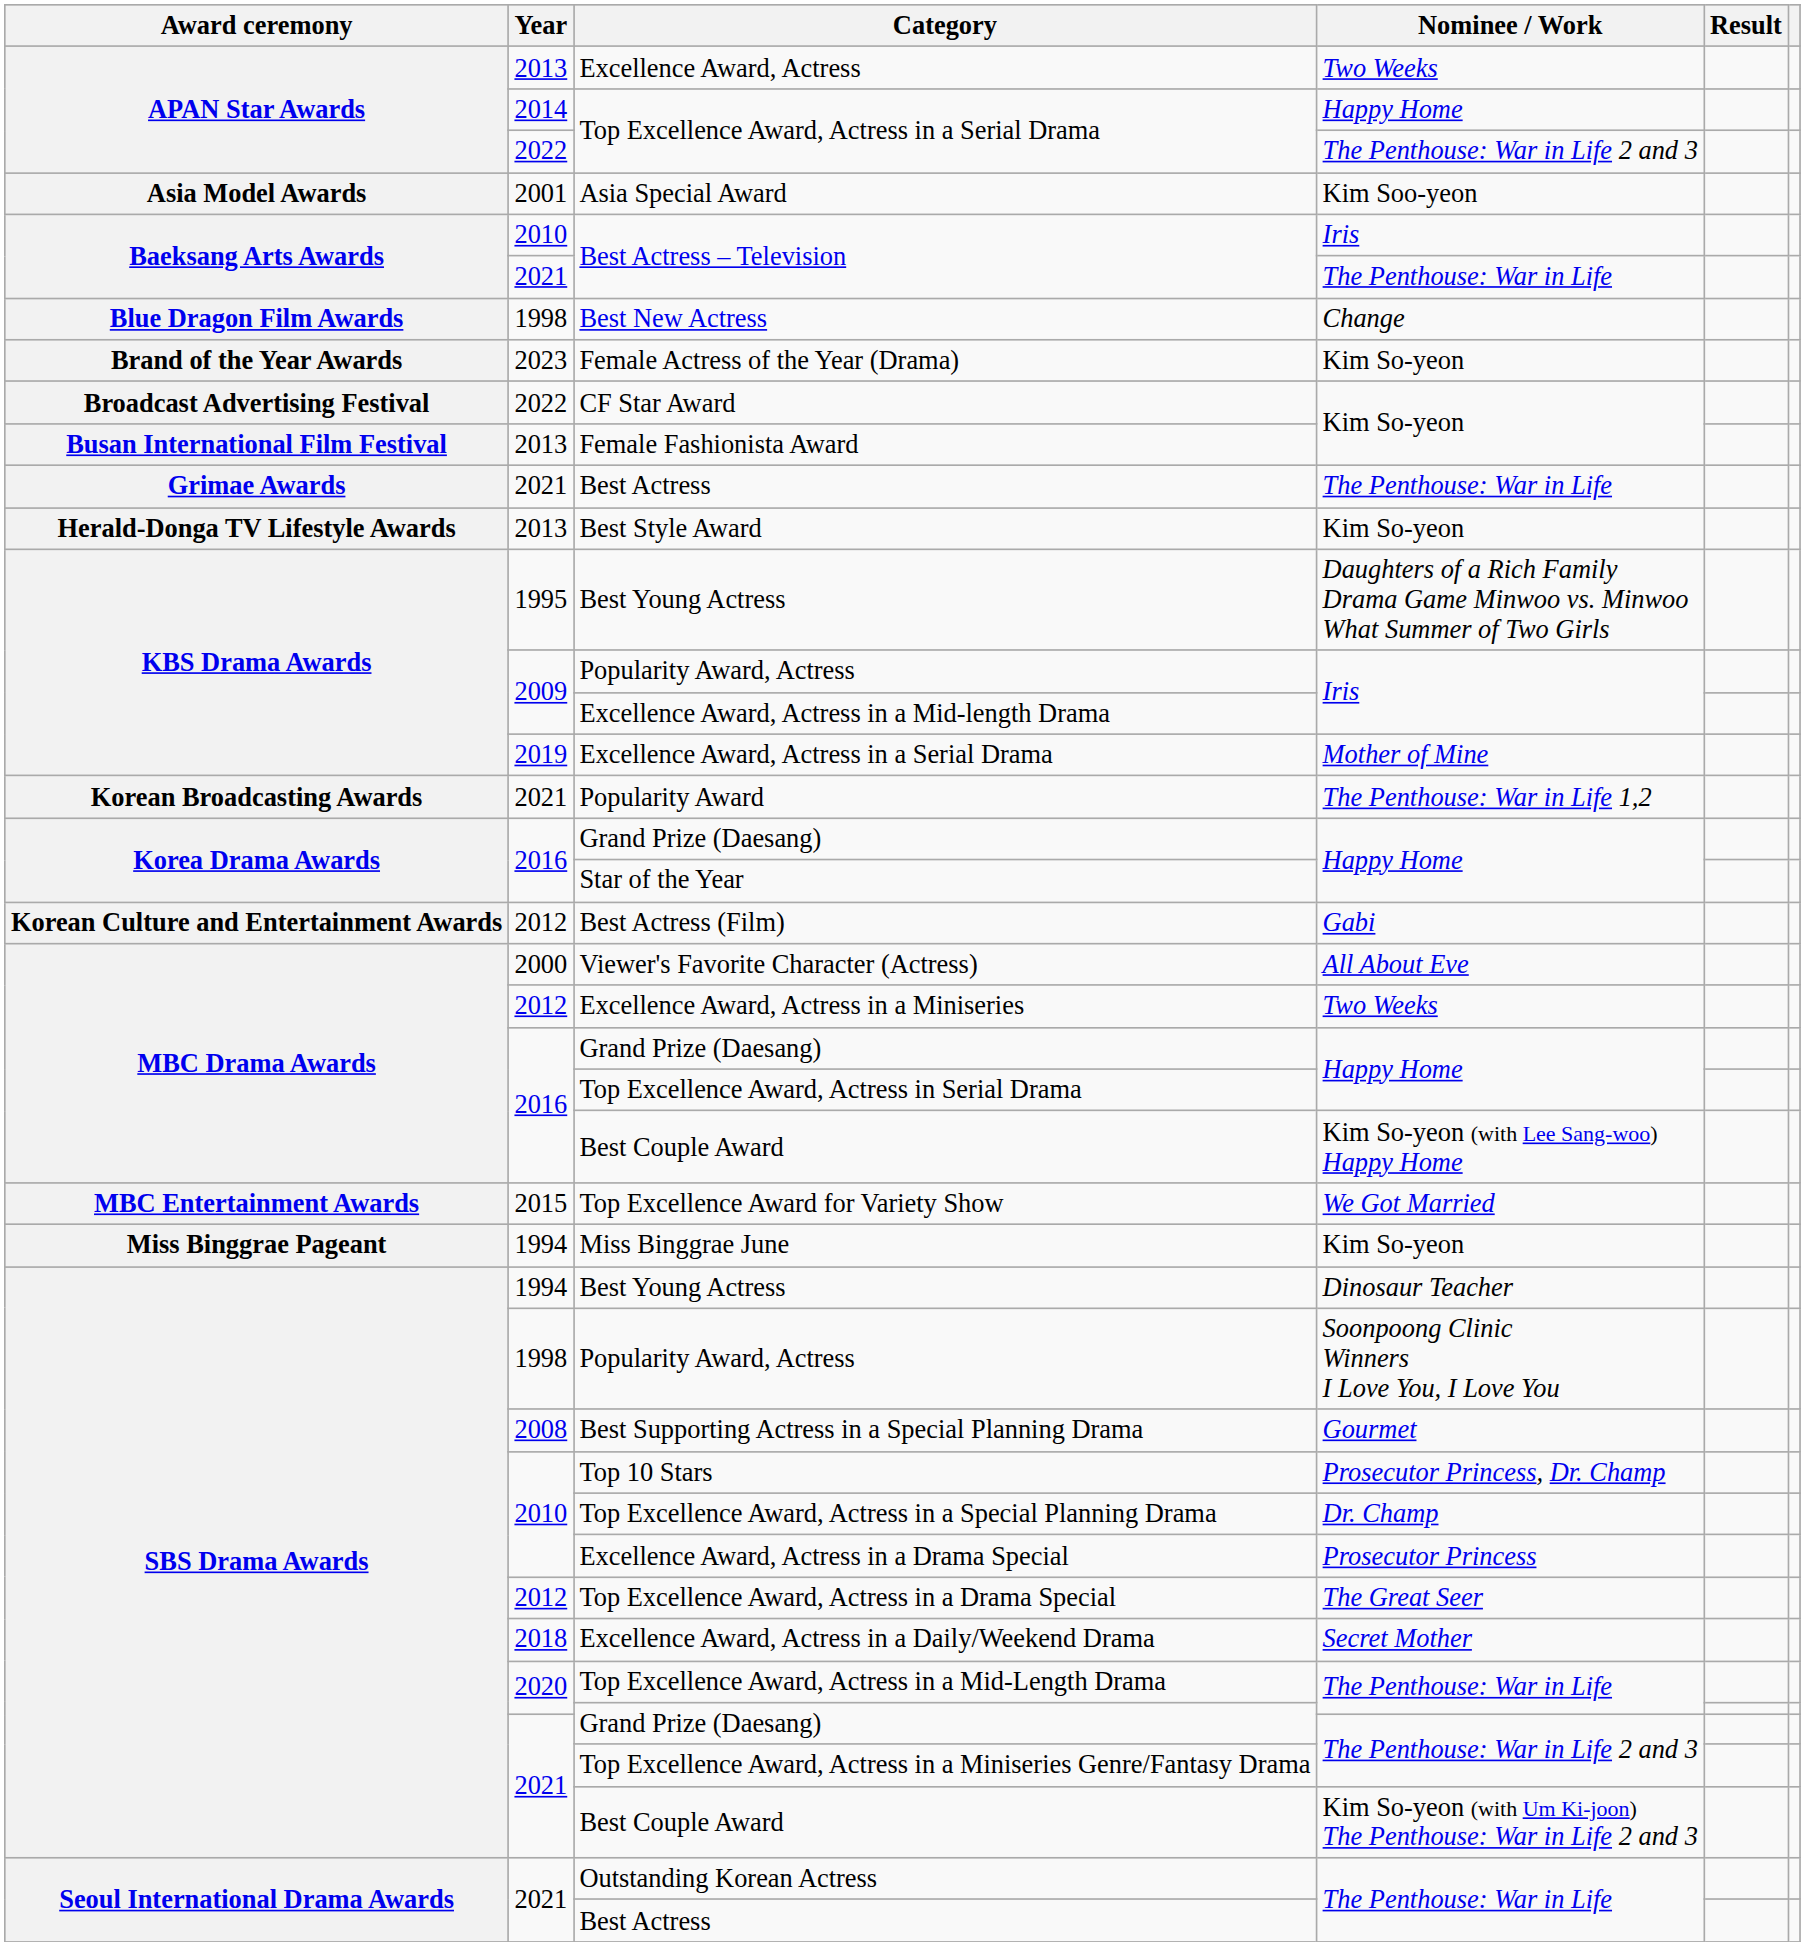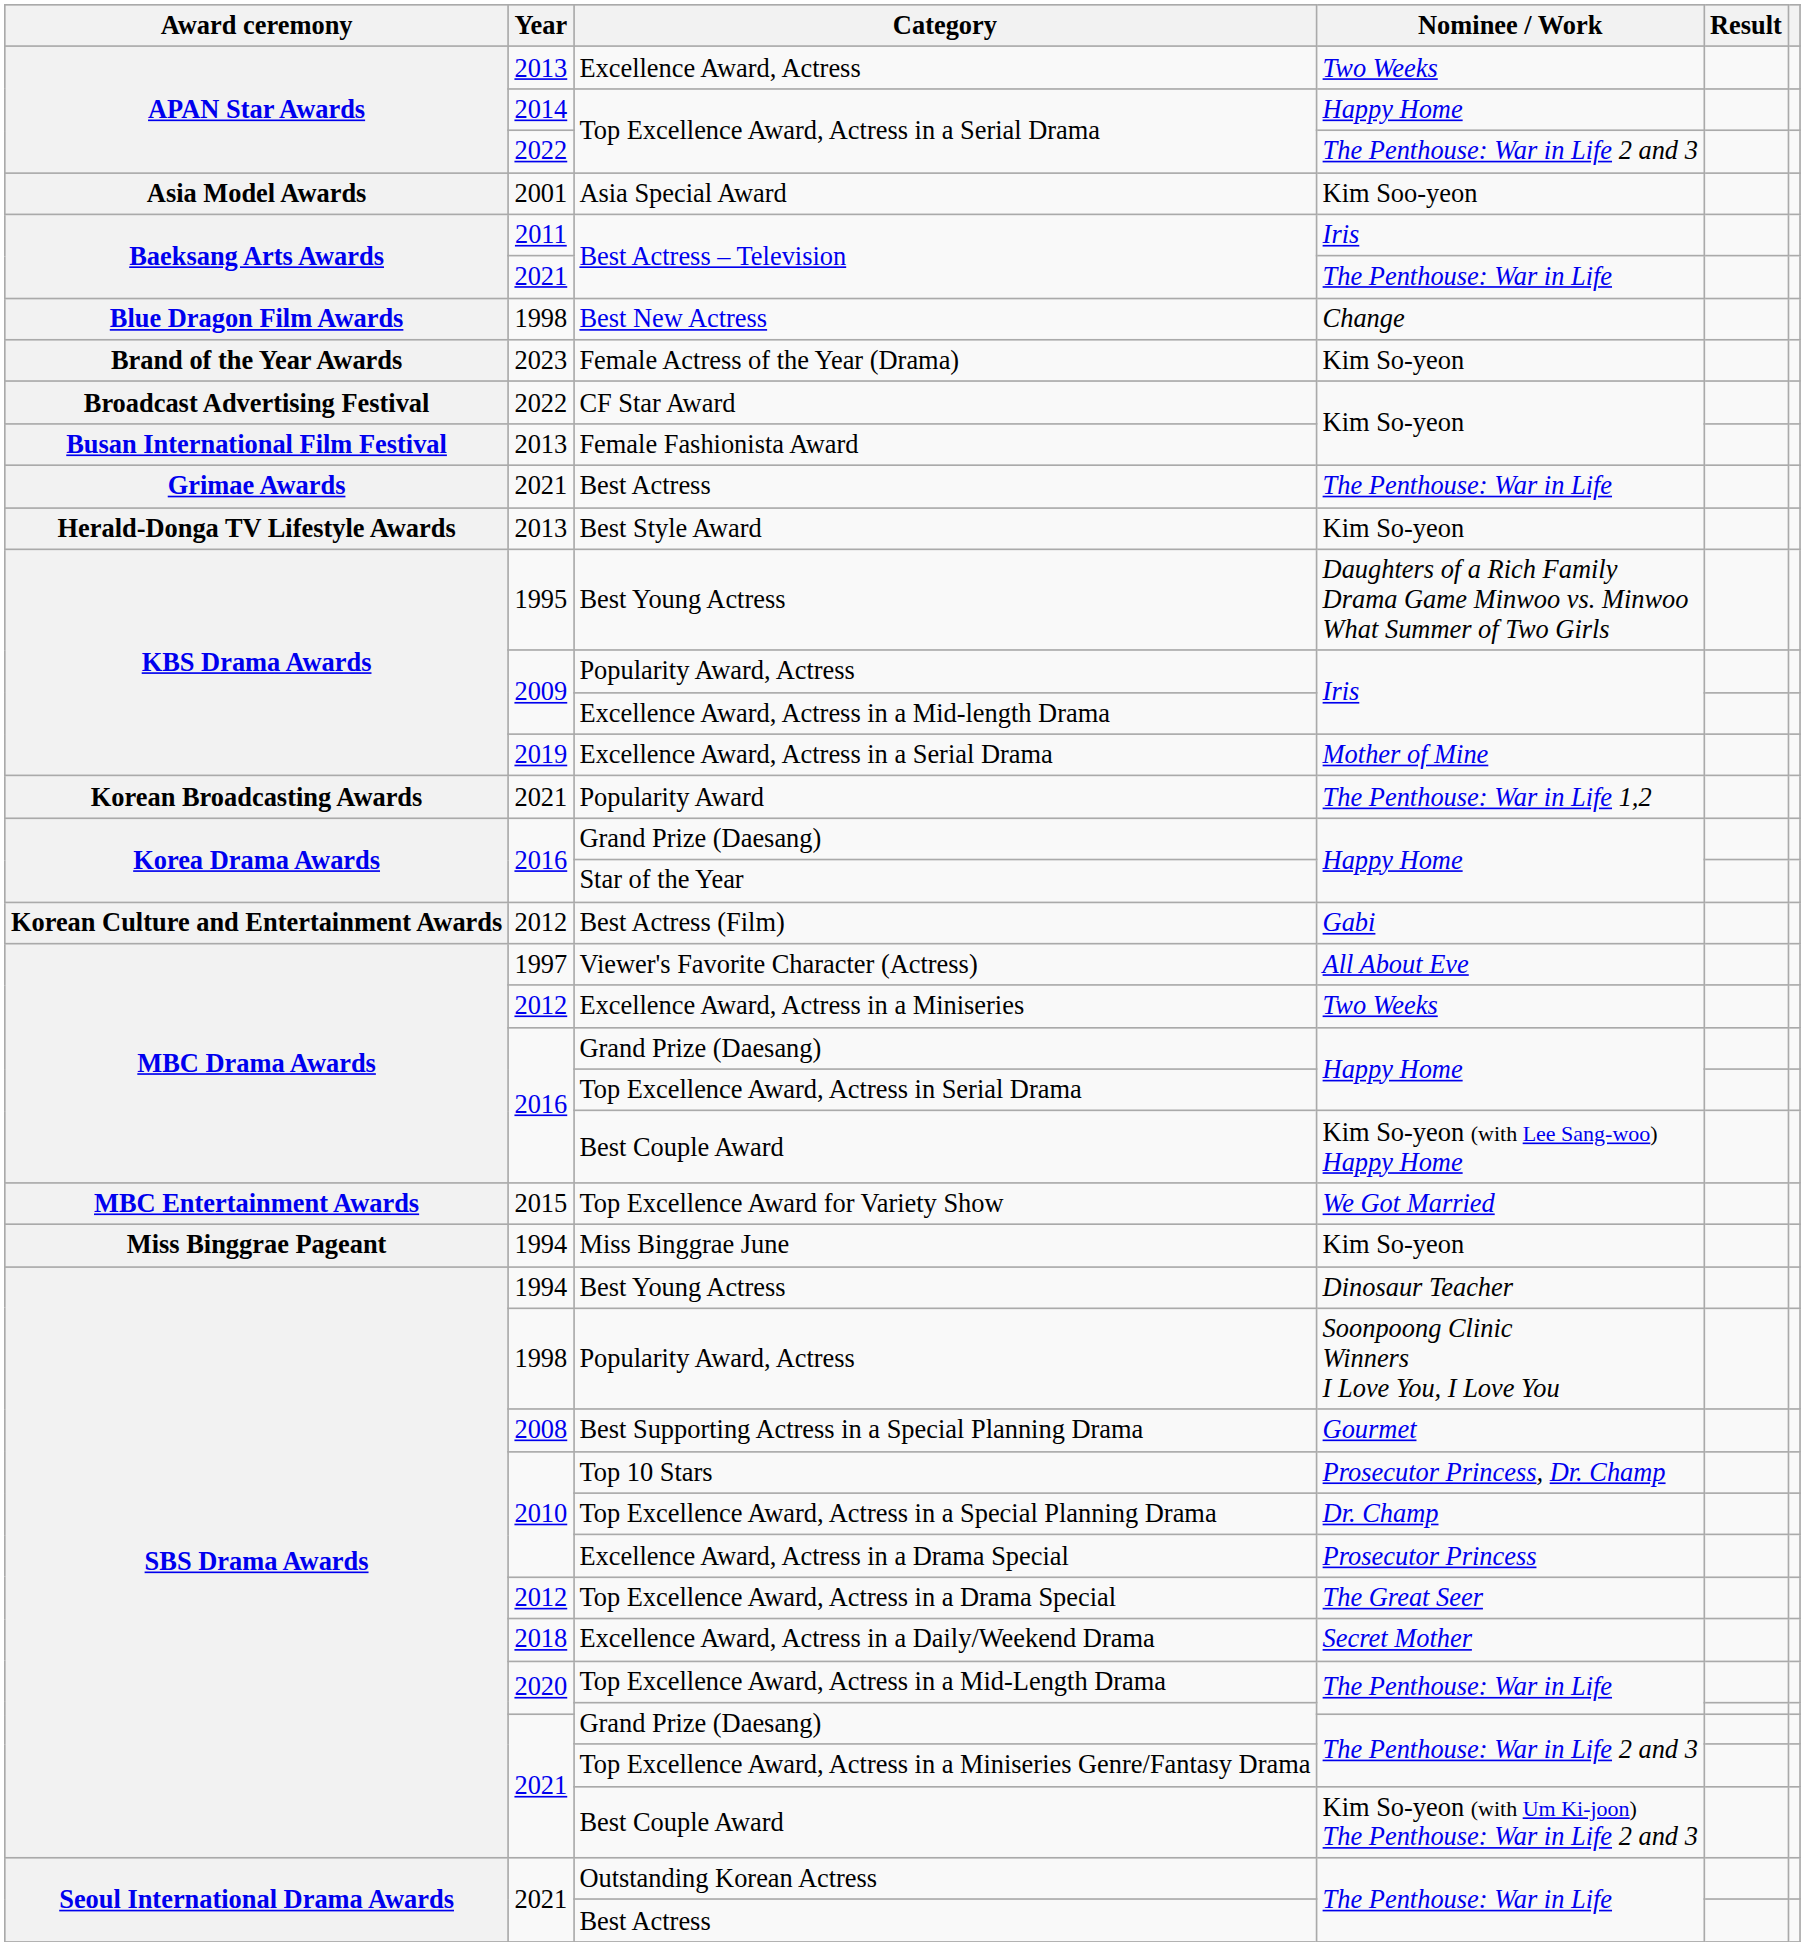(541, 234) 2010 -> (541, 234) 2011
(541, 964) 2000 -> (541, 964) 1997
